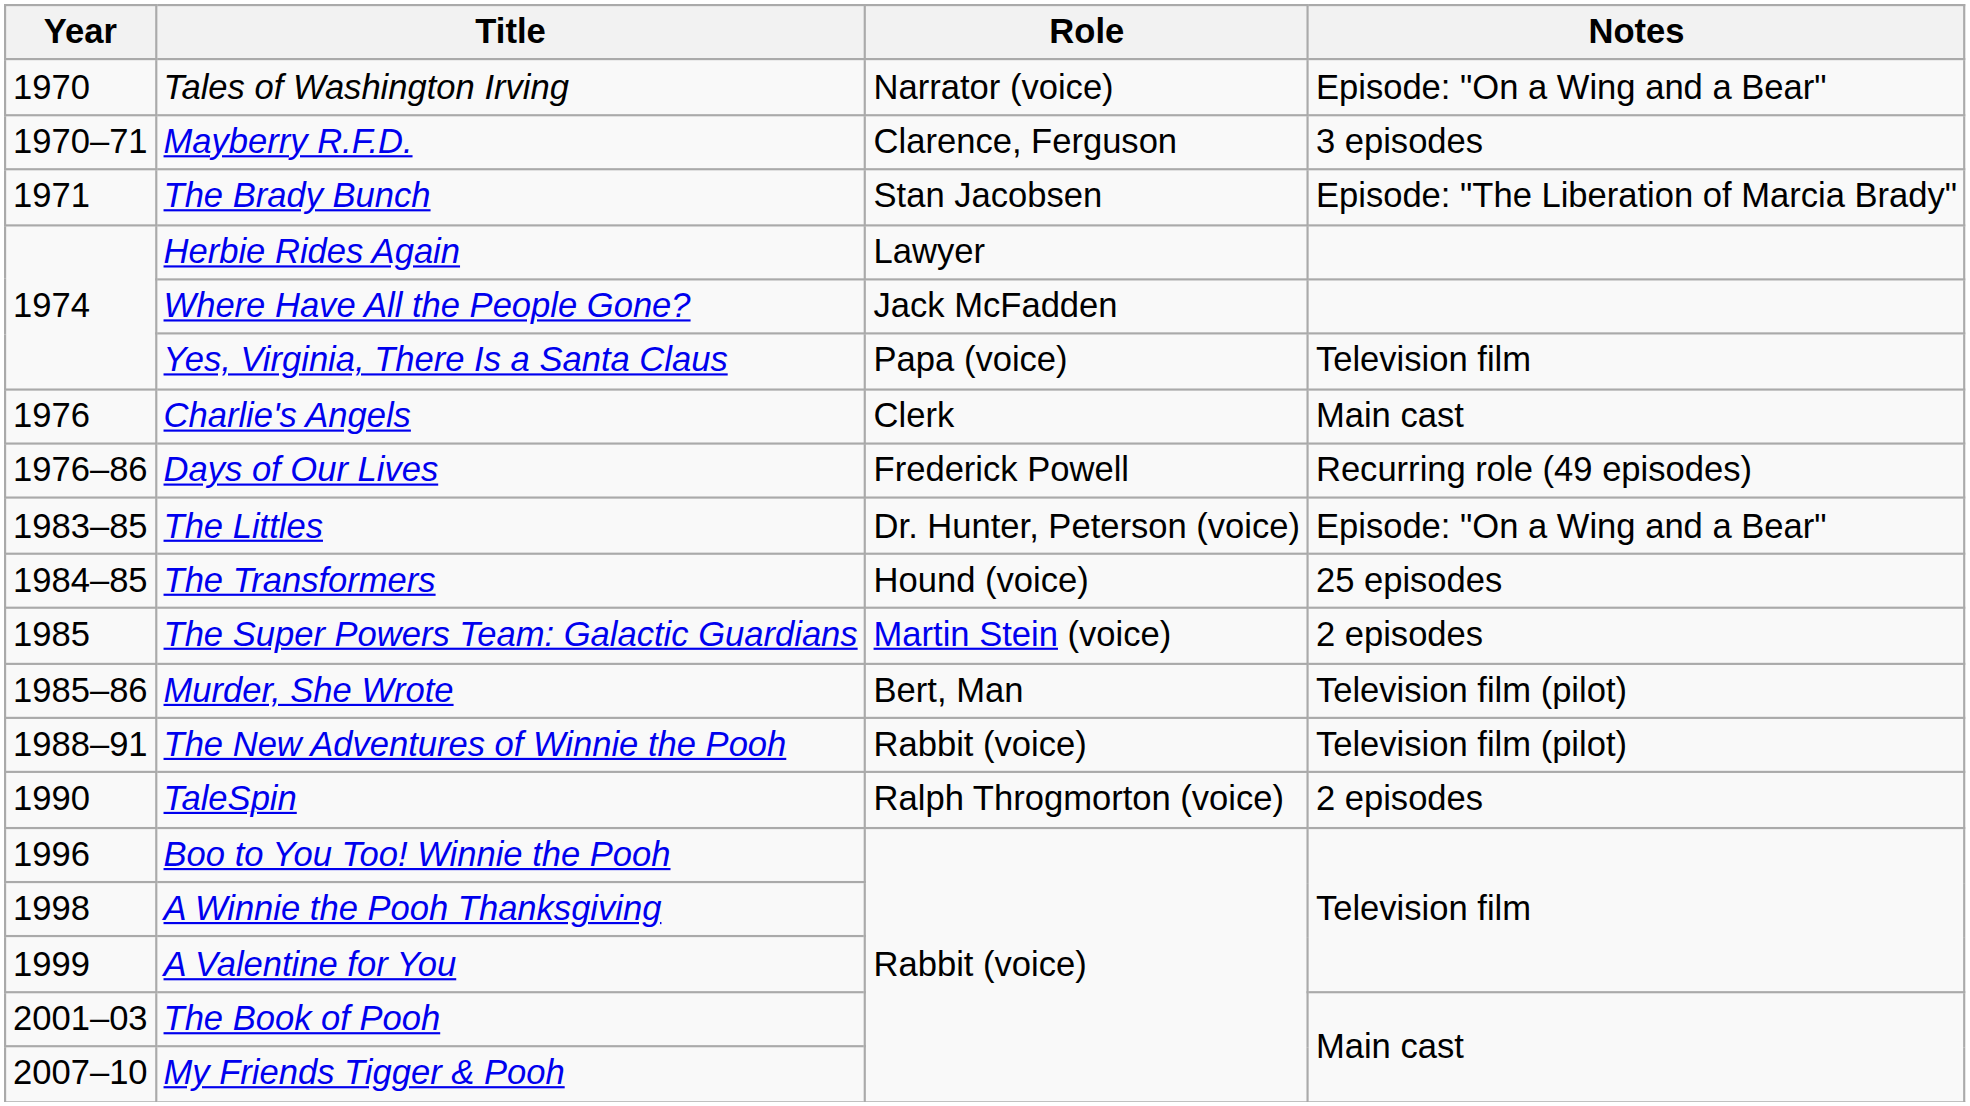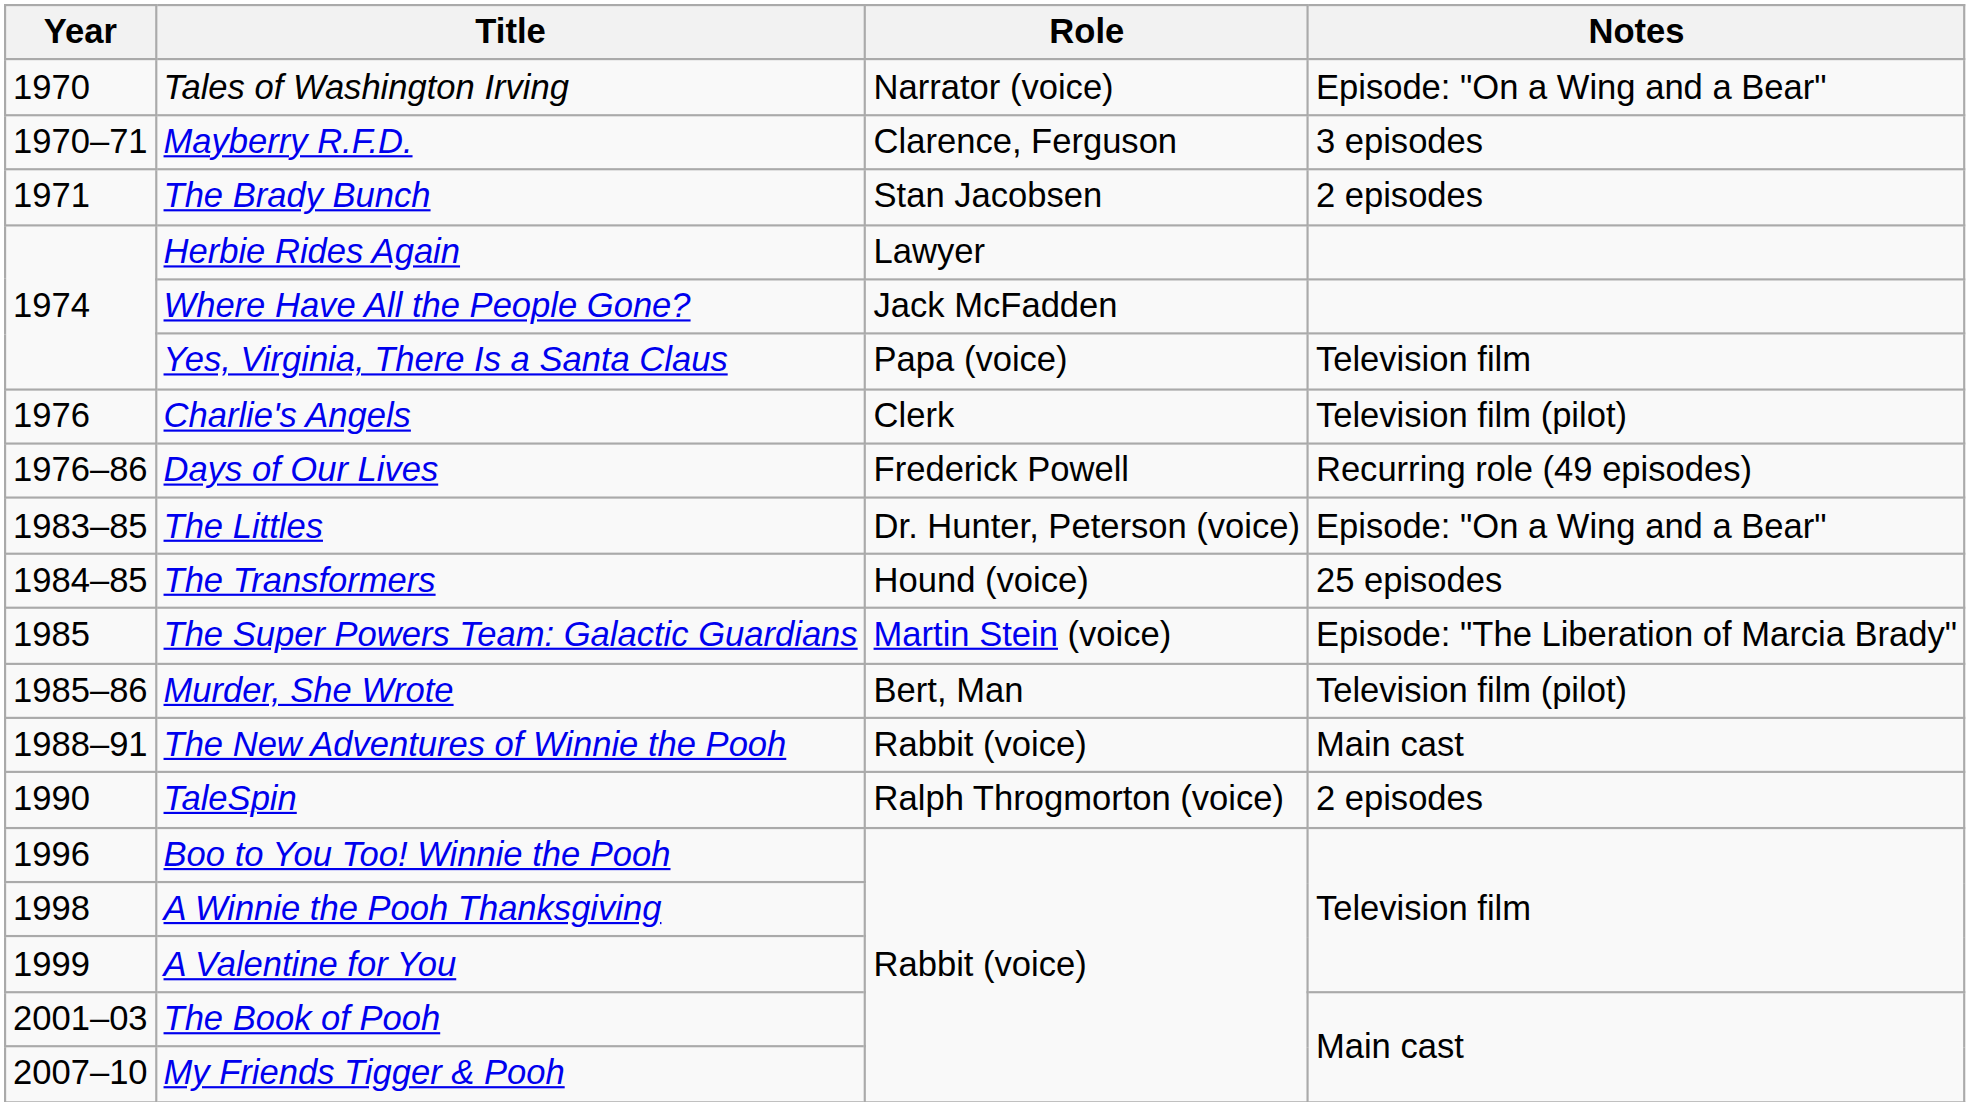(1637, 196) Episode: "The Liberation of Marcia Brady" -> (1400, 196) 2 episodes
(1390, 415) Main cast -> (1472, 415) Television film (pilot)
(1400, 634) 2 episodes -> (1637, 634) Episode: "The Liberation of Marcia Brady"
(1472, 744) Television film (pilot) -> (1390, 744) Main cast
